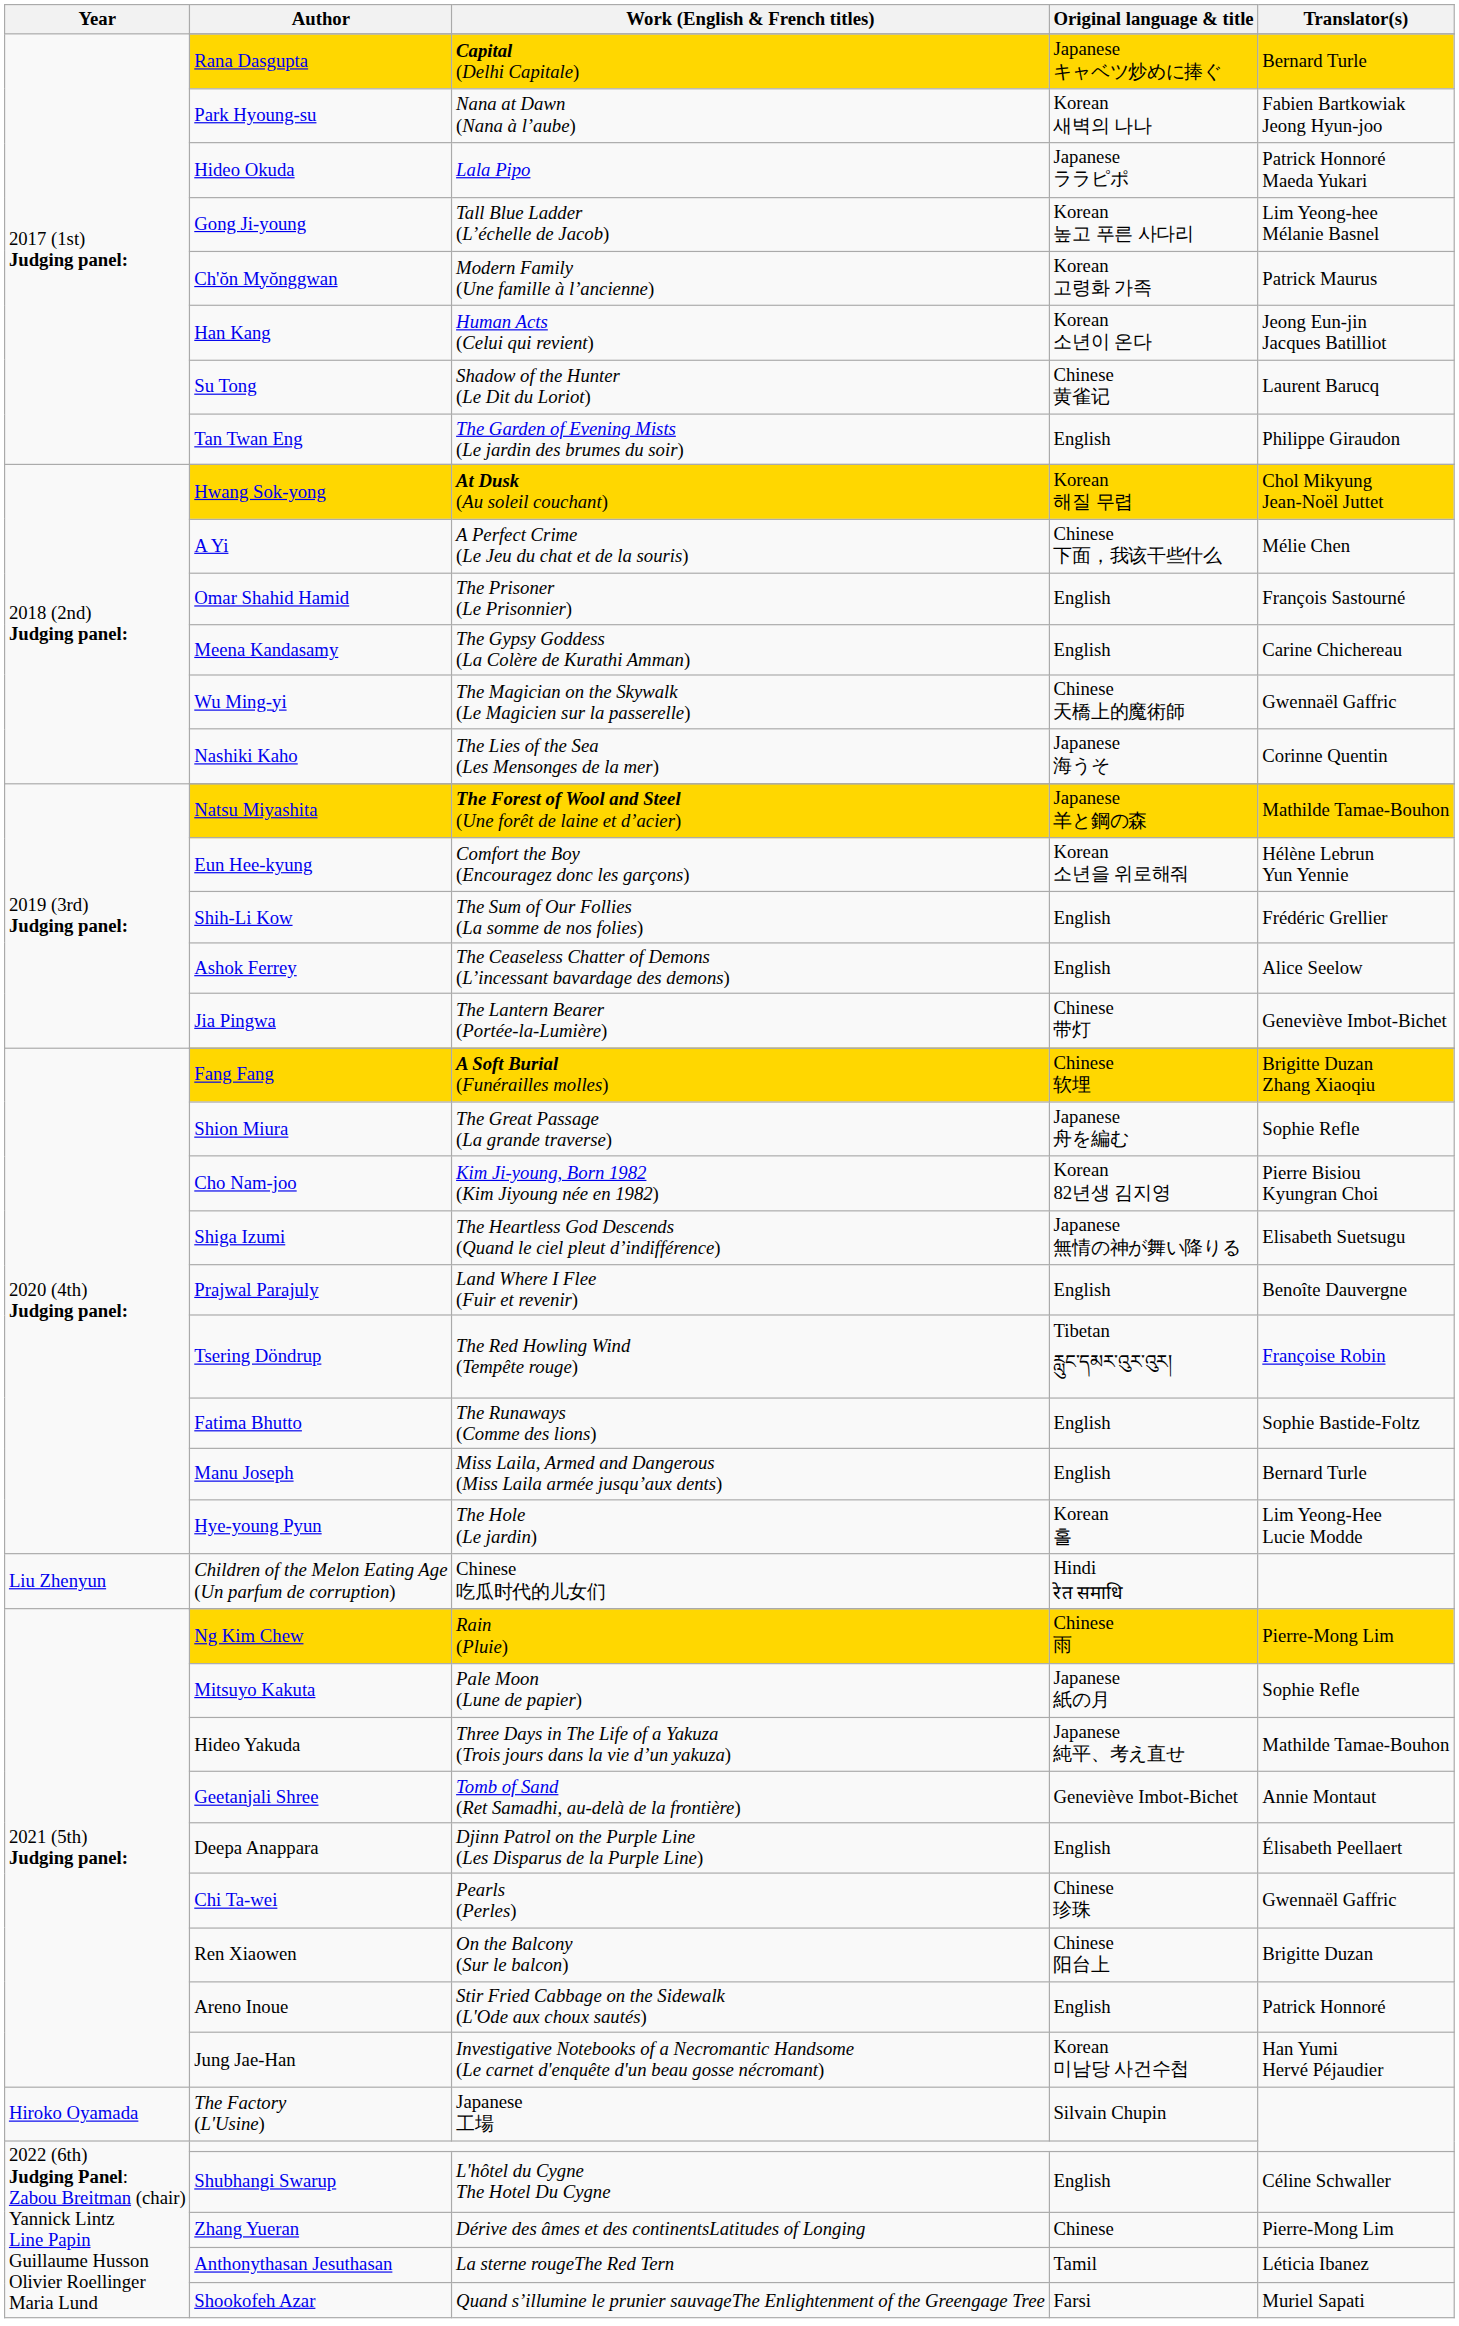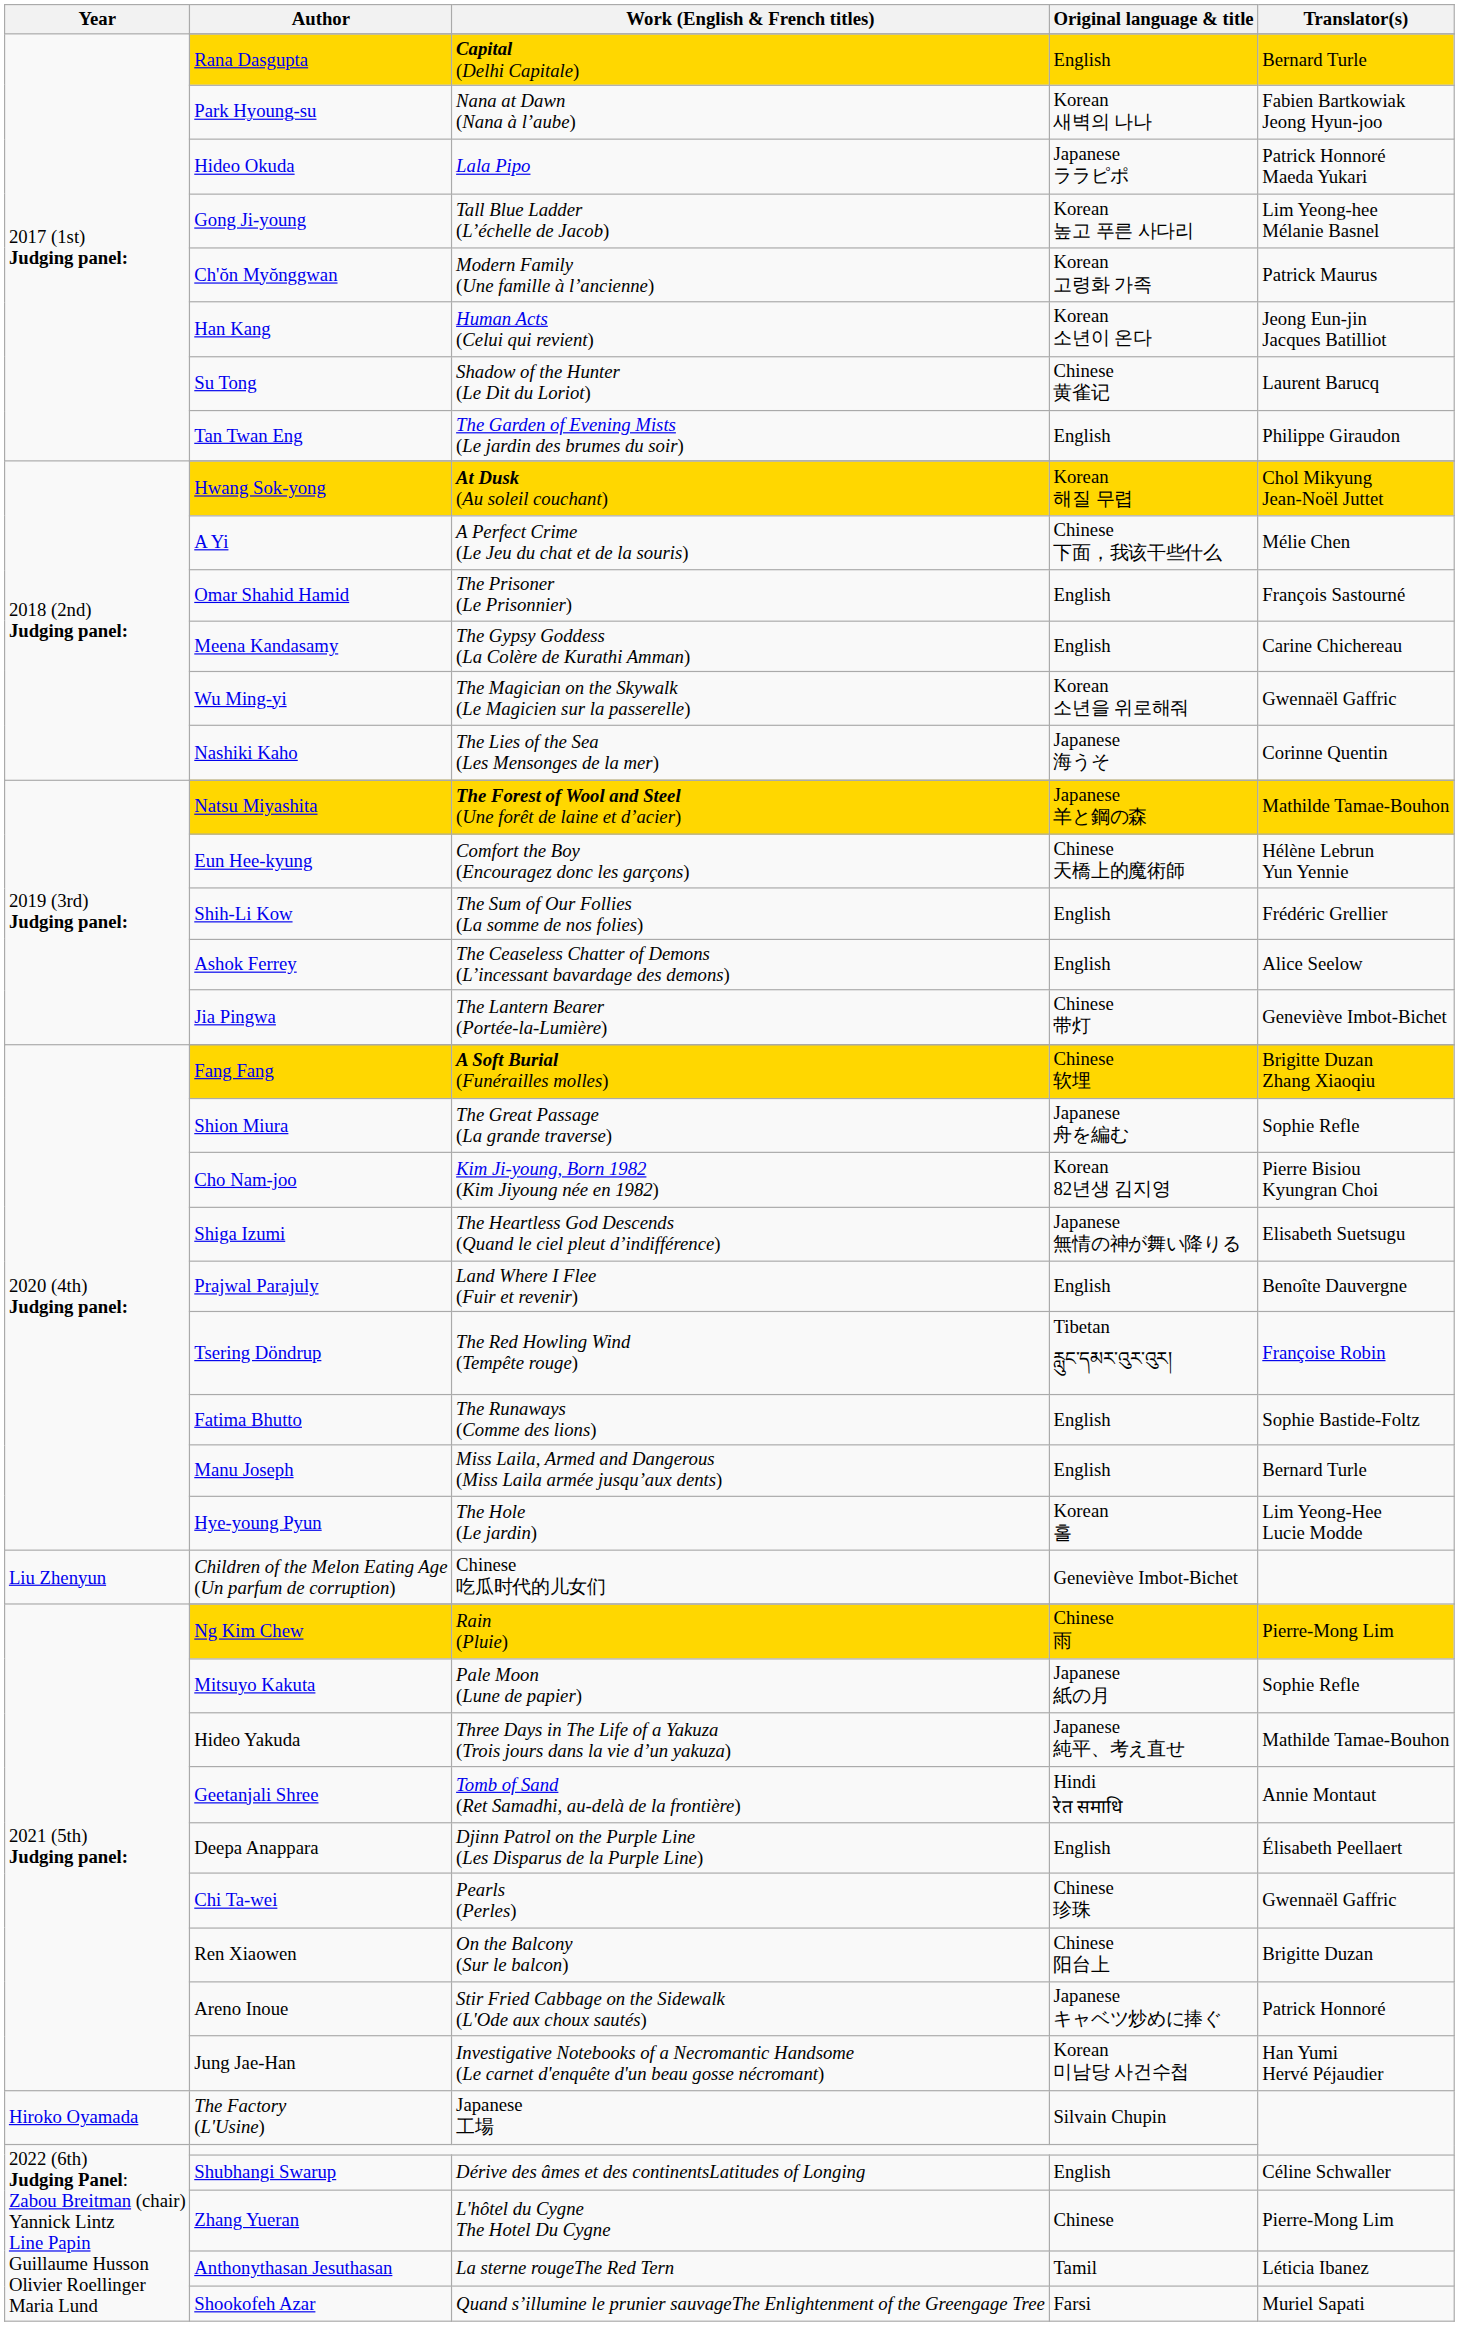(1138, 60) Japanese キャベツ炒めに捧ぐ -> (1082, 59) English
(1119, 700) Chinese 天橋上的魔術師 -> (1121, 697) Korean 소년을 위로해줘
(1121, 863) Korean 소년을 위로해줘 -> (1119, 859) Chinese 天橋上的魔術師
(1088, 1580) Hindi रेत समाधि -> (1146, 1577) Geneviève Imbot-Bichet
(1146, 1797) Geneviève Imbot-Bichet -> (1088, 1794) Hindi रेत समाधि
(1082, 2007) English -> (1138, 2007) Japanese キャベツ炒めに捧ぐ
(533, 2181) L'hôtel du Cygne The Hotel Du Cygne -> (661, 2172) Dérive des âmes et des continentsLatitudes of Longing
(661, 2229) Dérive des âmes et des continentsLatitudes of Longing -> (533, 2220) L'hôtel du Cygne The Hotel Du Cygne
